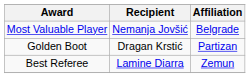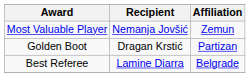(218, 30) Belgrade -> (218, 30) Zemun
(218, 64) Zemun -> (218, 64) Belgrade
